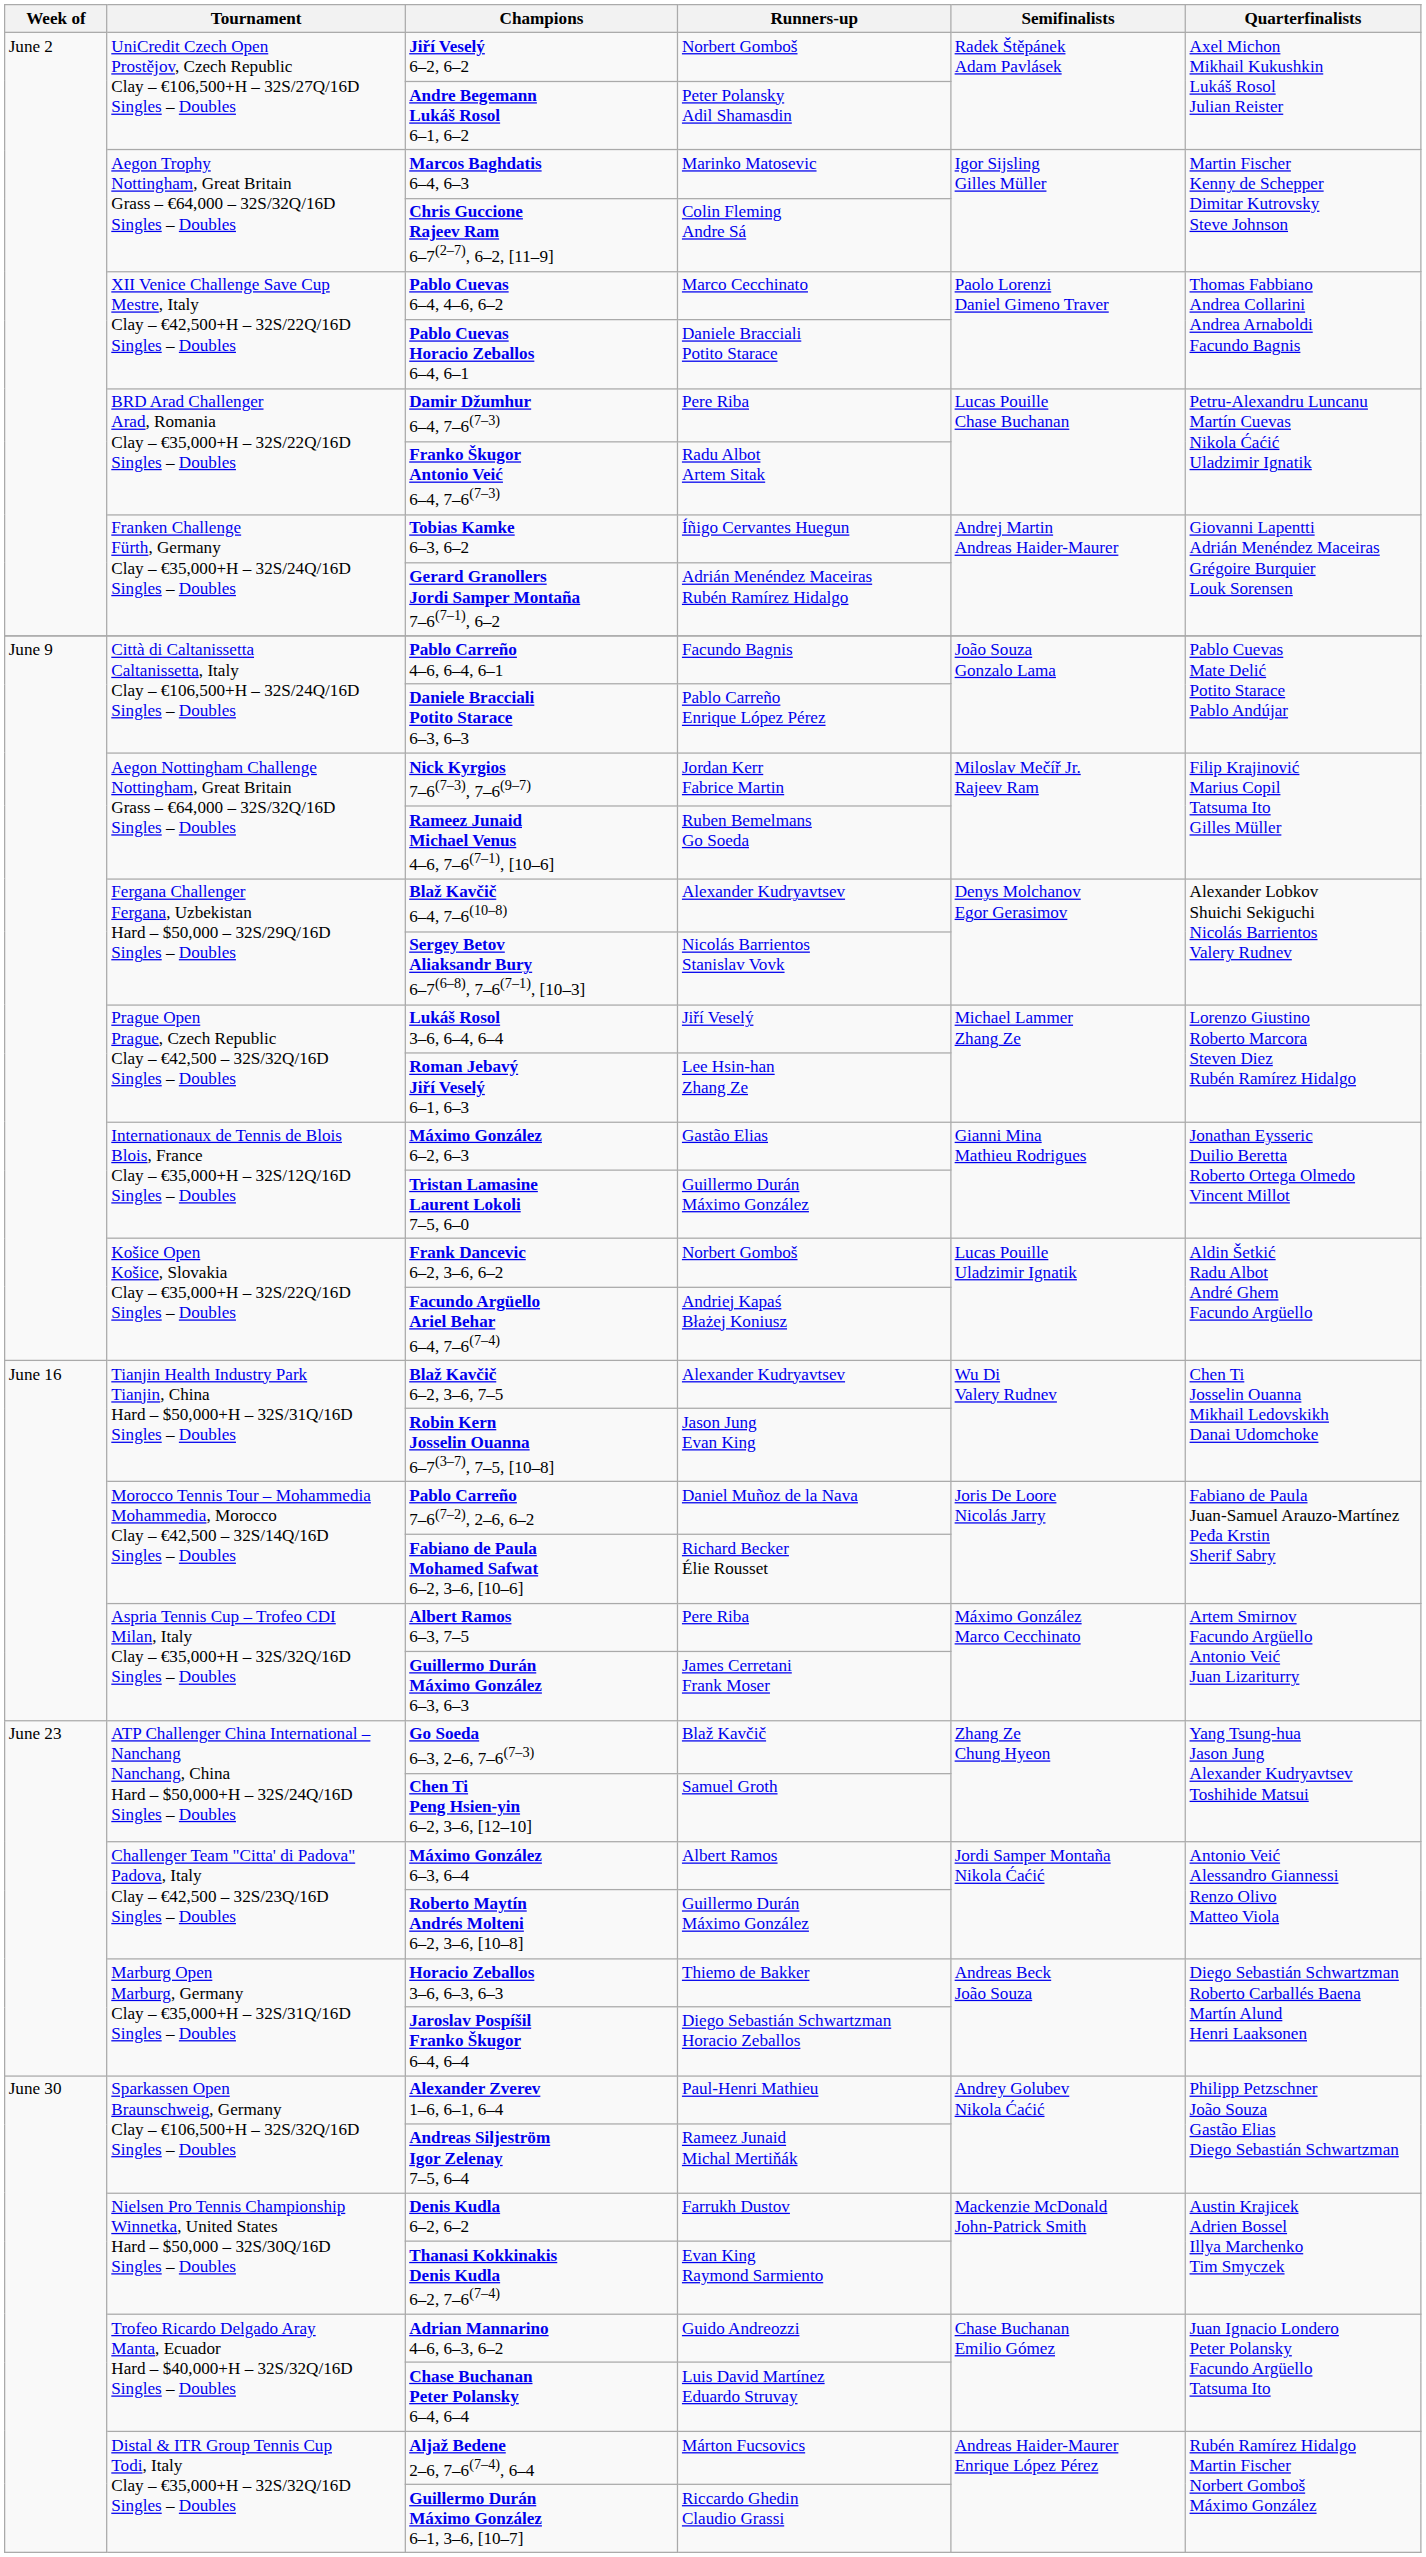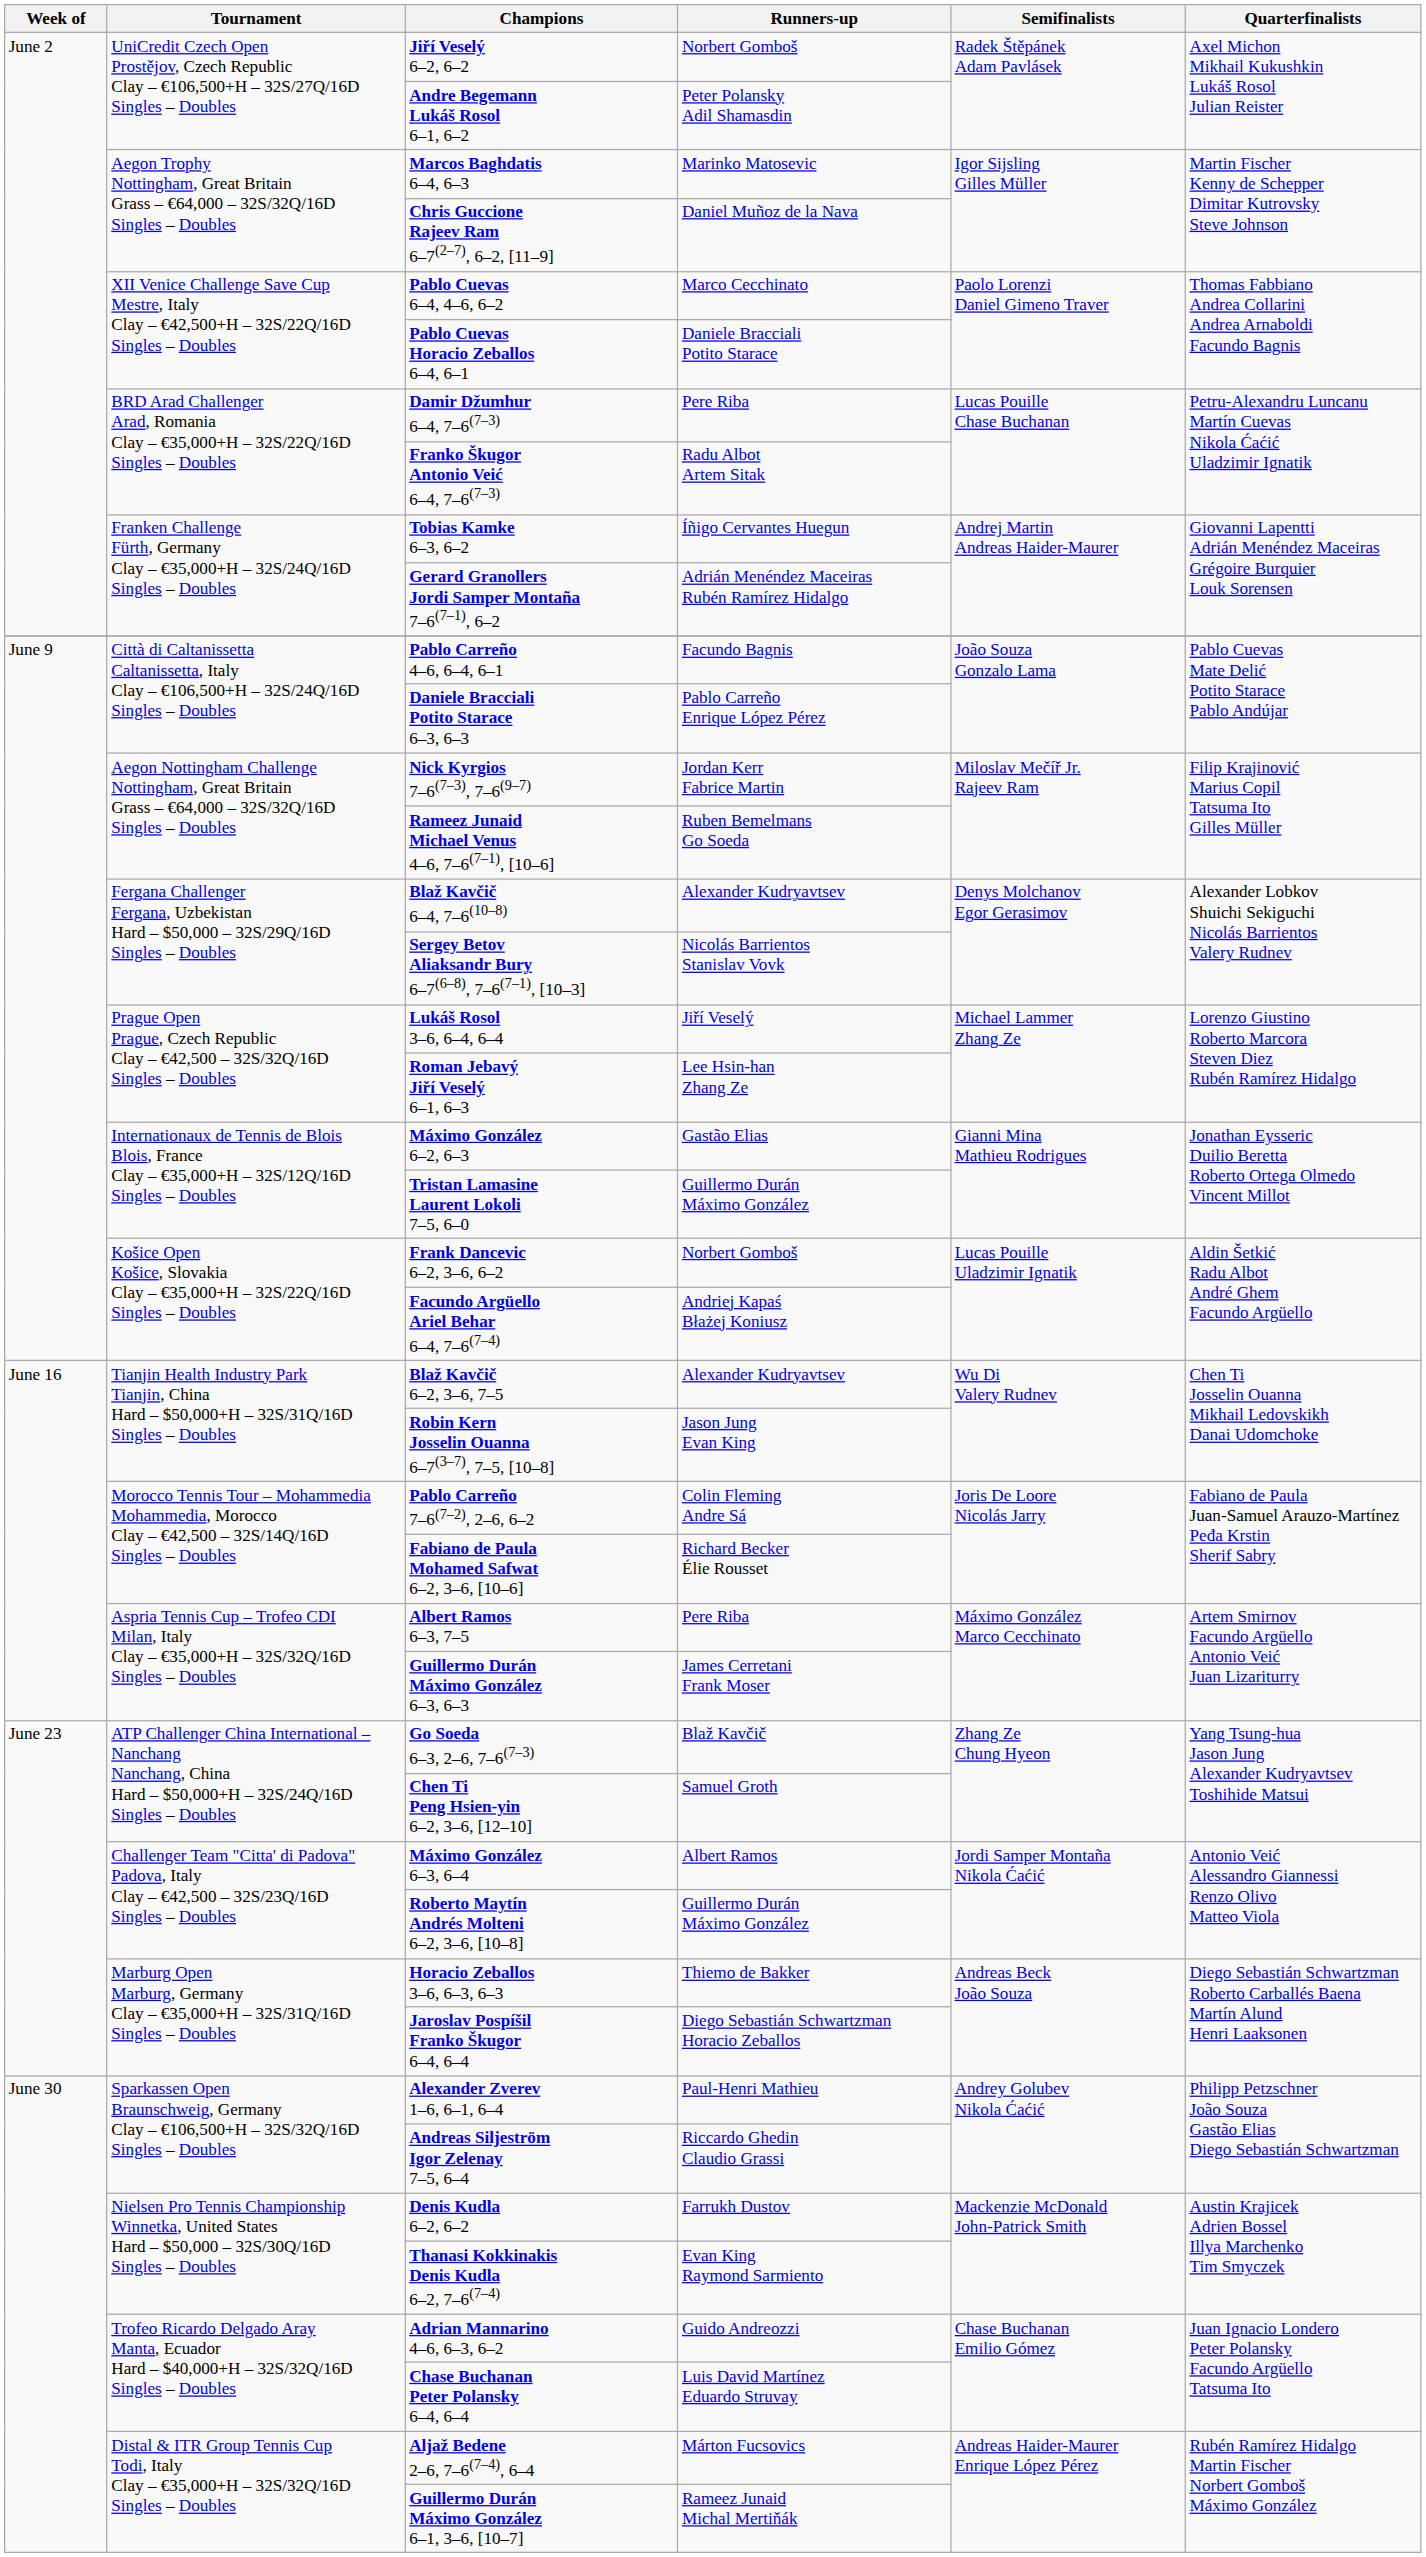(732, 222) Colin Fleming Andre Sá -> (770, 211) Daniel Muñoz de la Nava
(770, 1495) Daniel Muñoz de la Nava -> (732, 1505) Colin Fleming Andre Sá
(740, 2147) Rameez Junaid Michal Mertiňák -> (740, 2147) Riccardo Ghedin Claudio Grassi
(740, 2507) Riccardo Ghedin Claudio Grassi -> (740, 2507) Rameez Junaid Michal Mertiňák
